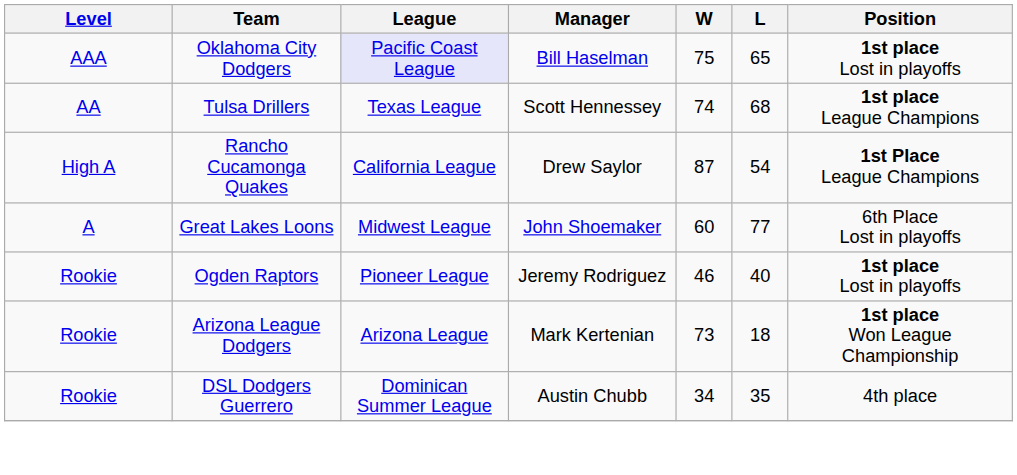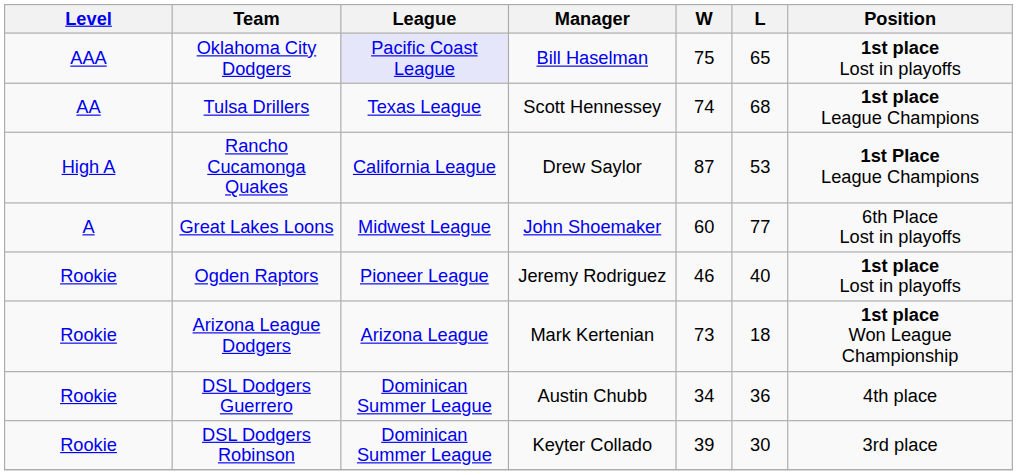(760, 167) 54 -> (760, 167) 53
(760, 395) 35 -> (760, 395) 36
+ row: (256, 445)
